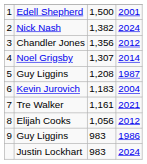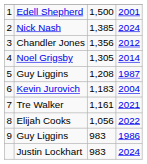(102, 27) 1,382 -> (102, 27) 1,385
(102, 58) 1,307 -> (102, 58) 1,305
(129, 120) 2012 -> (129, 120) 2022
